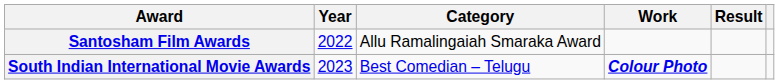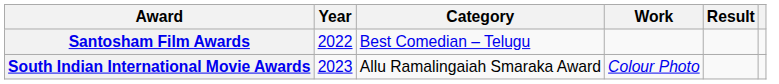(480, 41) Allu Ramalingaiah Smaraka Award -> (445, 41) Best Comedian – Telugu
(445, 66) Best Comedian – Telugu -> (480, 66) Allu Ramalingaiah Smaraka Award
(658, 66) bold -> (654, 66) normal
